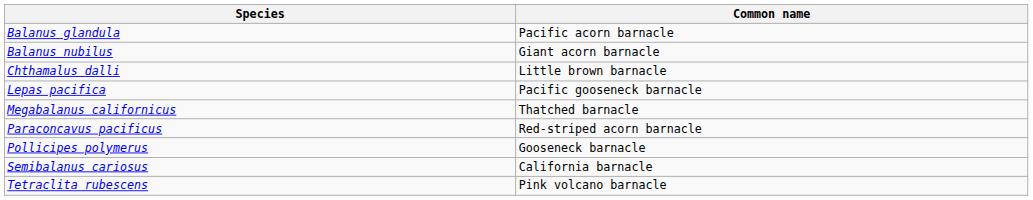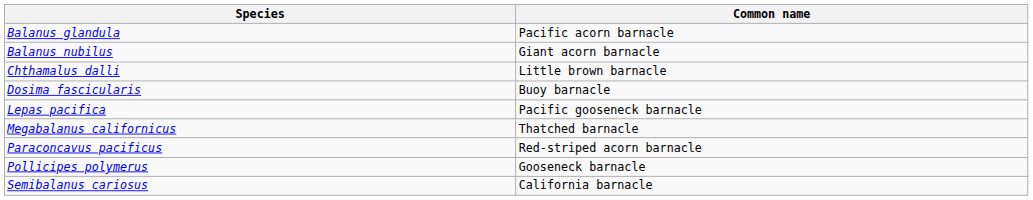+ row: (74, 90)
- row: (78, 186)
